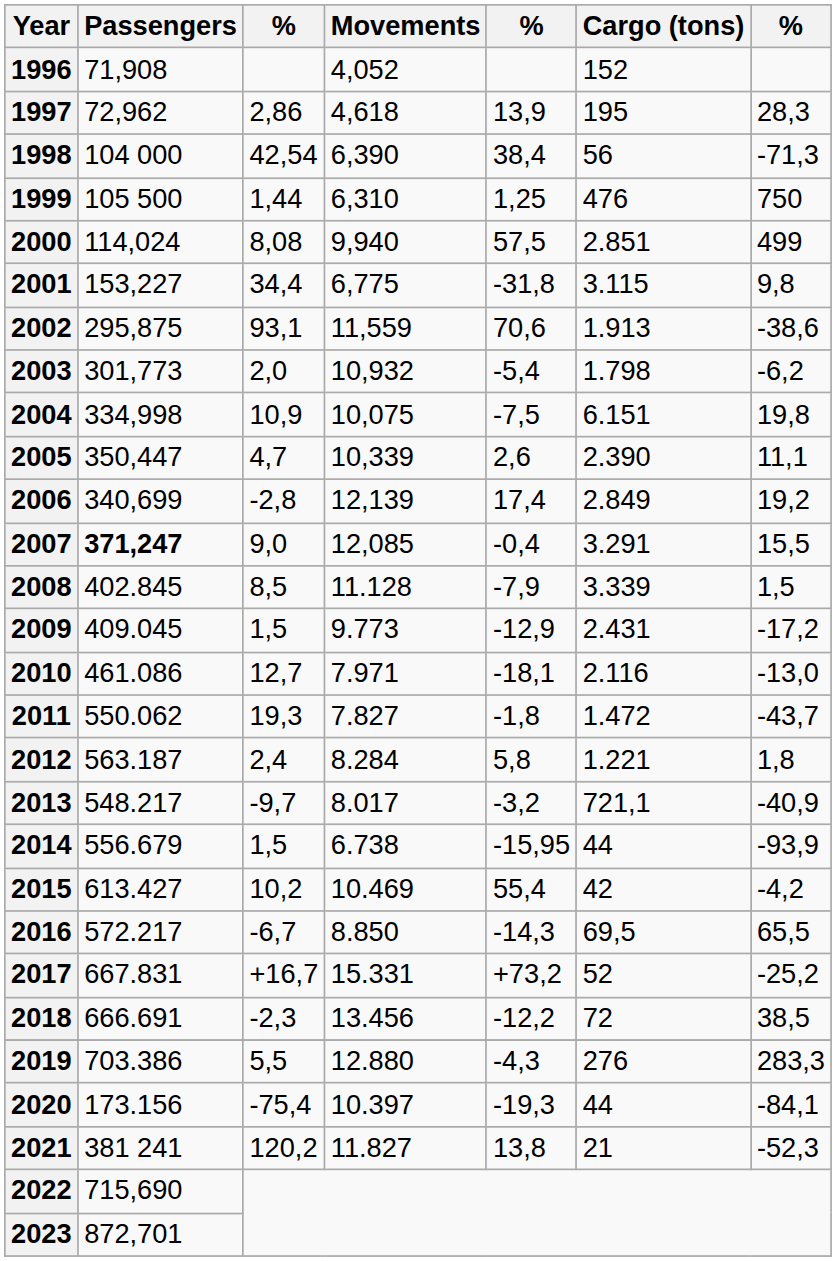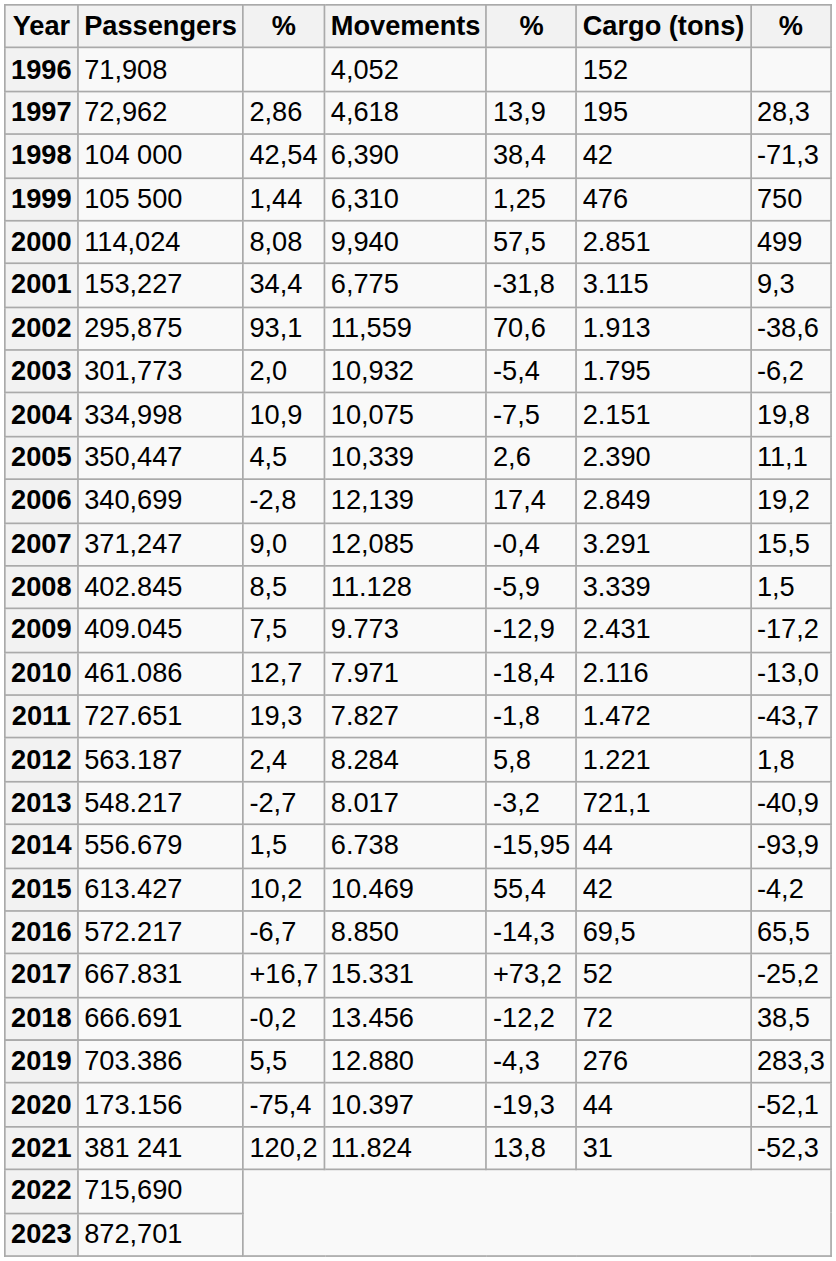(598, 155) 56 -> (598, 155) 42
(776, 284) 9,8 -> (776, 284) 9,3
(617, 371) 1.798 -> (617, 371) 1.795
(617, 414) 6.151 -> (617, 414) 2.151
(268, 457) 4,7 -> (268, 457) 4,5
(133, 543) bold -> (133, 543) normal
(516, 586) -7,9 -> (516, 586) -5,9
(268, 629) 1,5 -> (268, 629) 7,5
(524, 673) -18,1 -> (524, 673) -18,4
(133, 716) 550.062 -> (133, 716) 727.651
(273, 802) -9,7 -> (273, 802) -2,7
(273, 1018) -2,3 -> (273, 1018) -0,2
(788, 1104) -84,1 -> (788, 1104) -52,1
(371, 1147) 11.827 -> (371, 1147) 11.824
(598, 1147) 21 -> (598, 1147) 31
